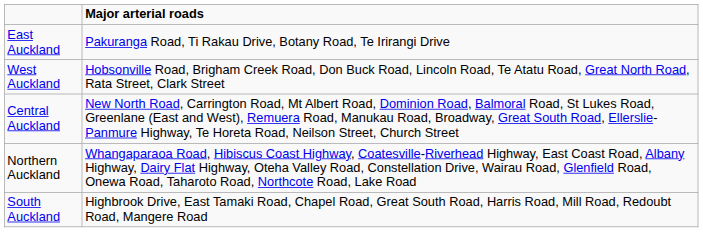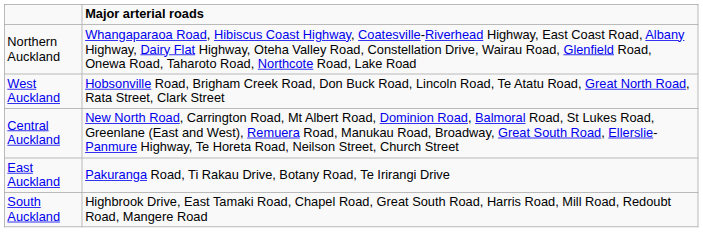rows swapped: (34, 167) <-> (34, 42)
